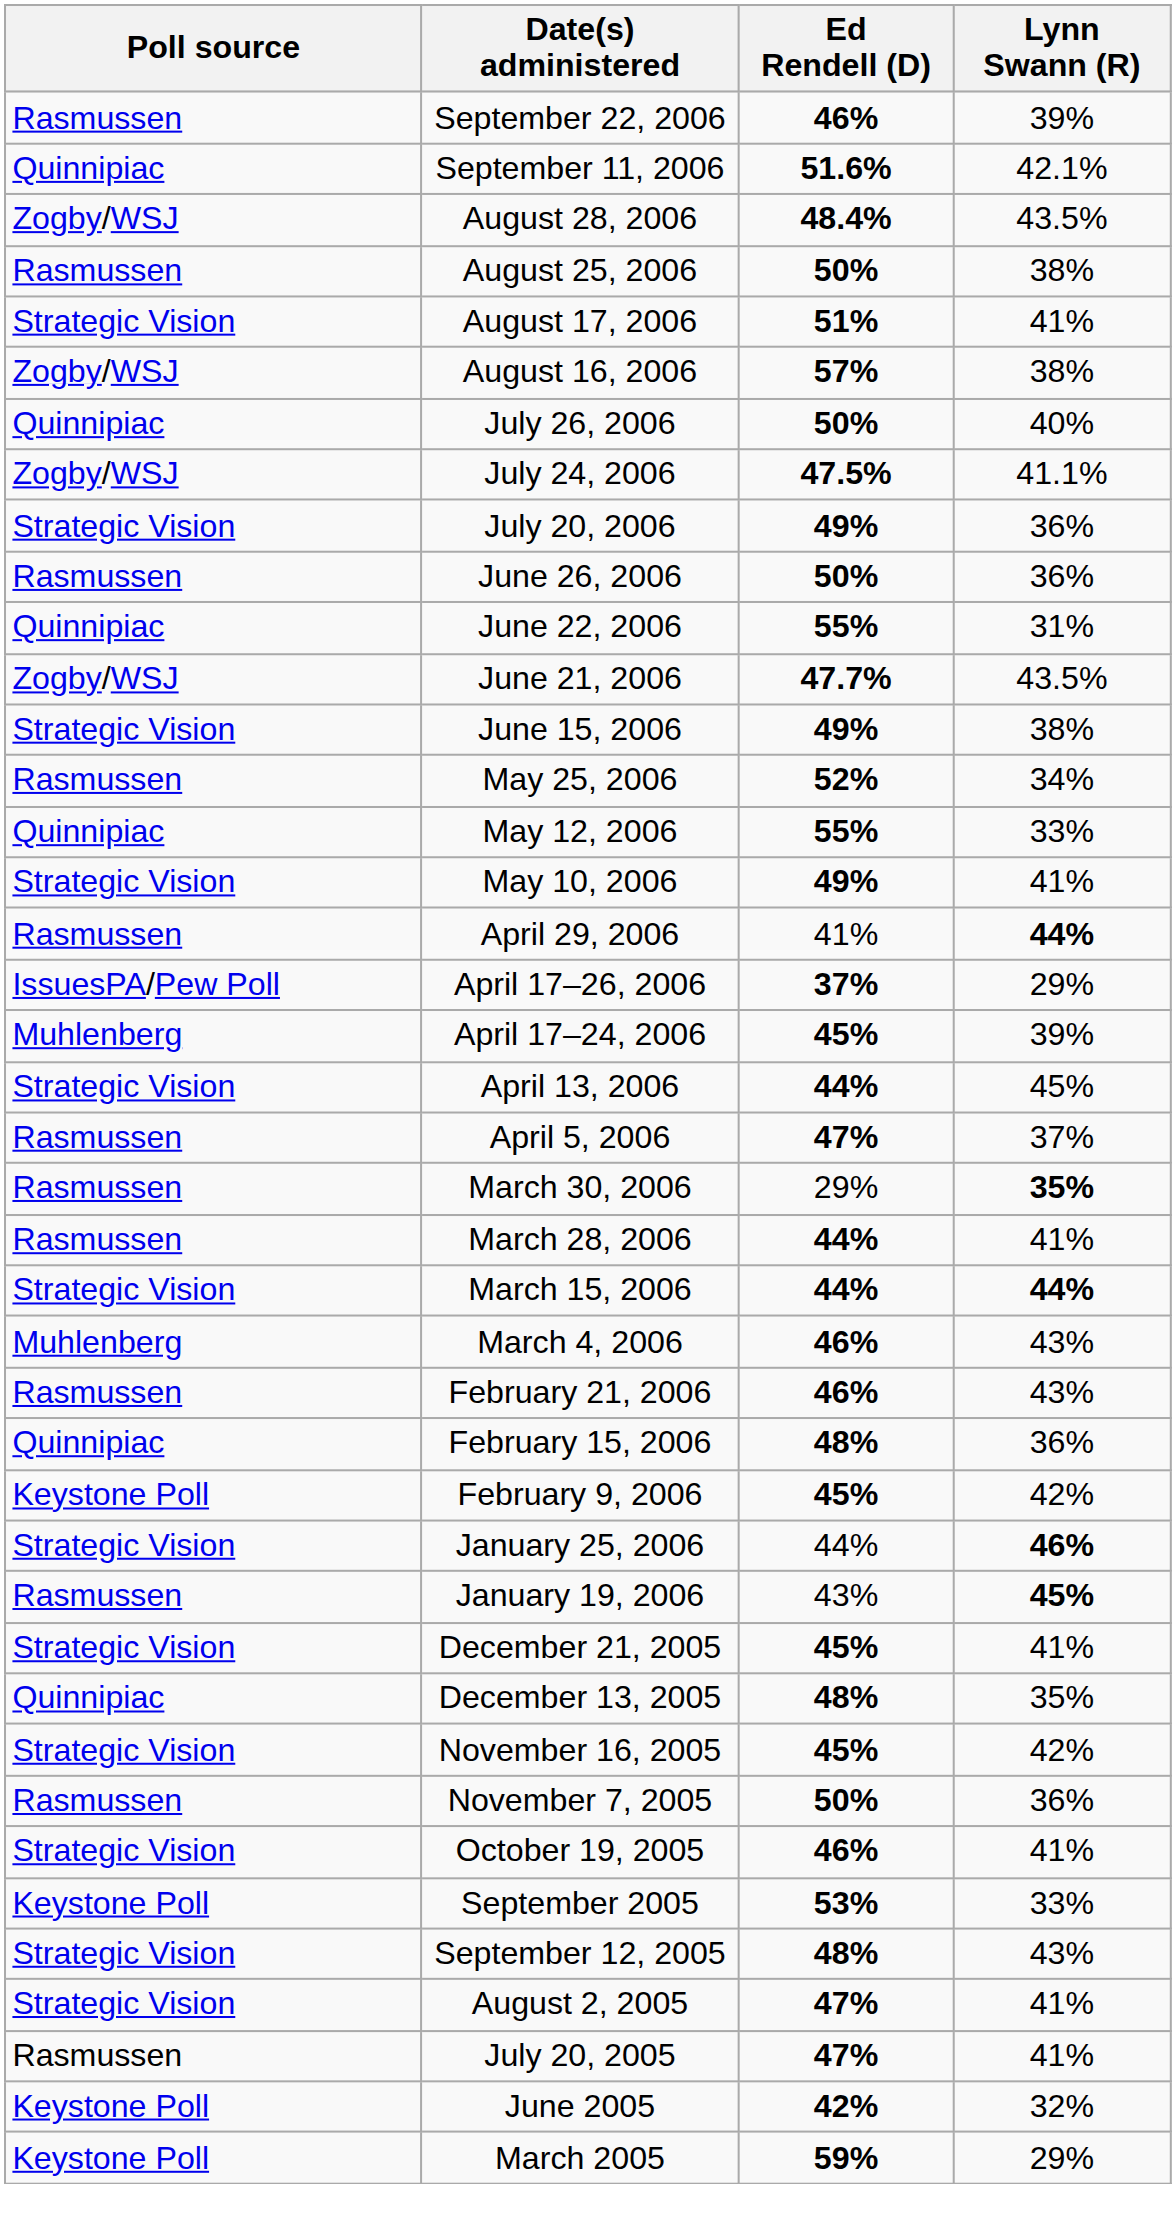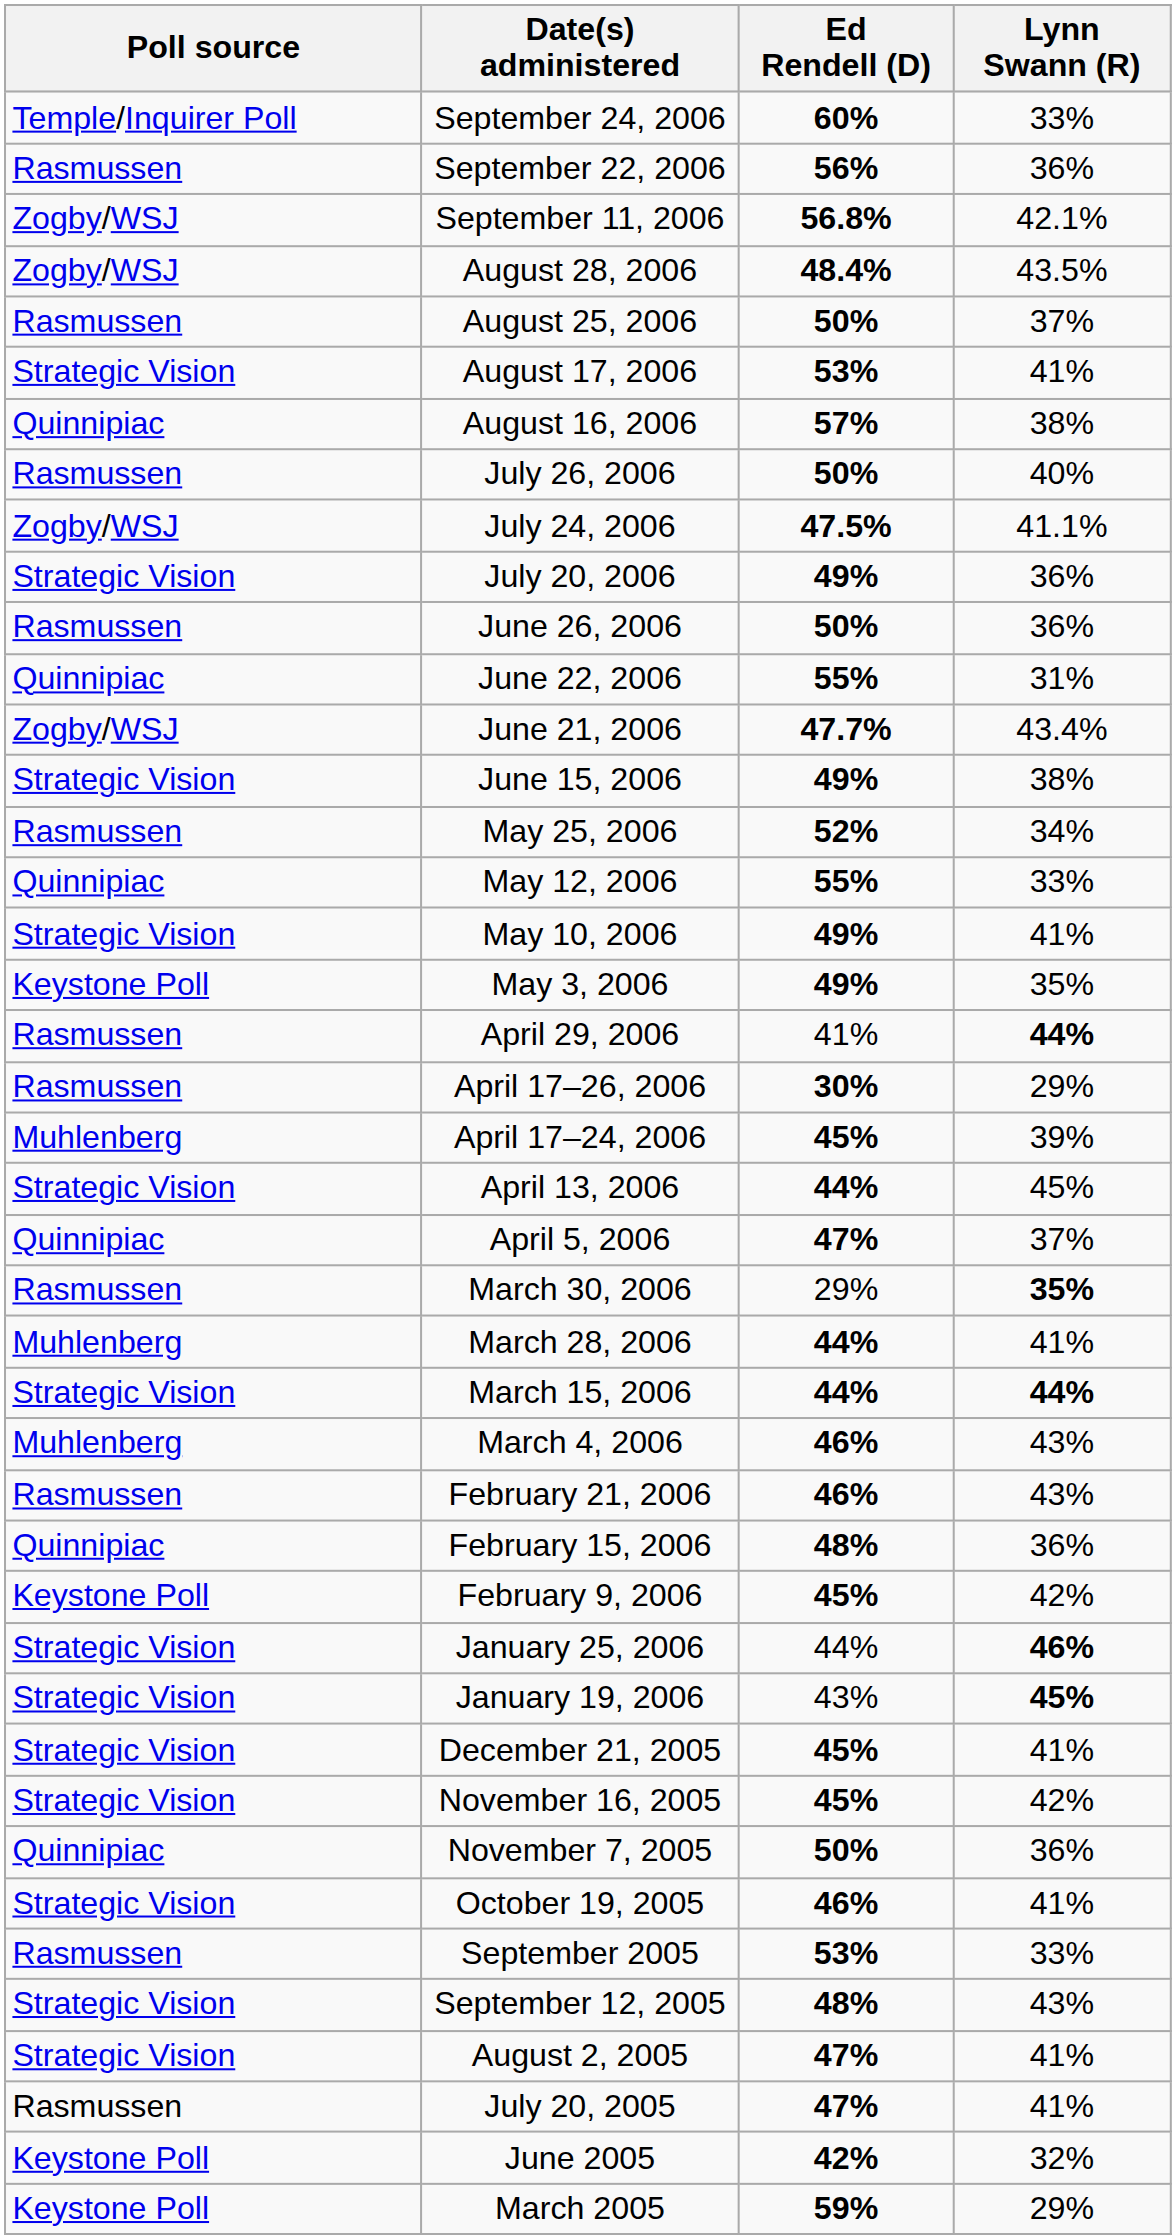+ row: (580, 117)
(846, 117) 46% -> (846, 168) 56%
(1062, 117) 39% -> (1062, 168) 36%
(88, 168) Quinnipiac -> (96, 219) Zogby/WSJ
(846, 168) 51.6% -> (846, 219) 56.8%
(1062, 270) 38% -> (1062, 321) 37%
(846, 321) 51% -> (846, 372) 53%
(96, 372) Zogby/WSJ -> (88, 423) Quinnipiac
(88, 423) Quinnipiac -> (97, 474) Rasmussen
(1062, 678) 43.5% -> (1062, 729) 43.4%
+ row: (580, 984)
(146, 984) IssuesPA/Pew Poll -> (97, 1086) Rasmussen
(846, 984) 37% -> (846, 1086) 30%
(97, 1137) Rasmussen -> (88, 1239) Quinnipiac
(97, 1239) Rasmussen -> (97, 1341) Muhlenberg
(97, 1596) Rasmussen -> (124, 1698) Strategic Vision
- row: (580, 1698)
(97, 1800) Rasmussen -> (88, 1851) Quinnipiac
(111, 1902) Keystone Poll -> (97, 1953) Rasmussen
